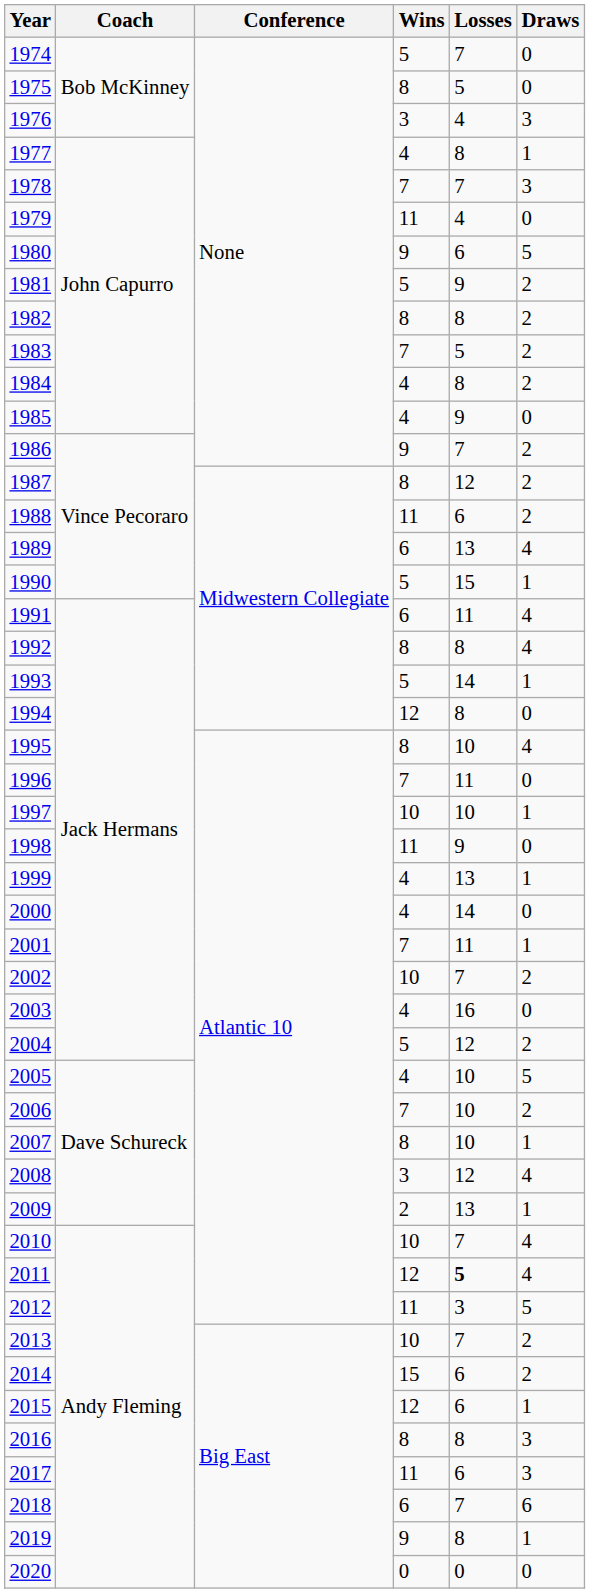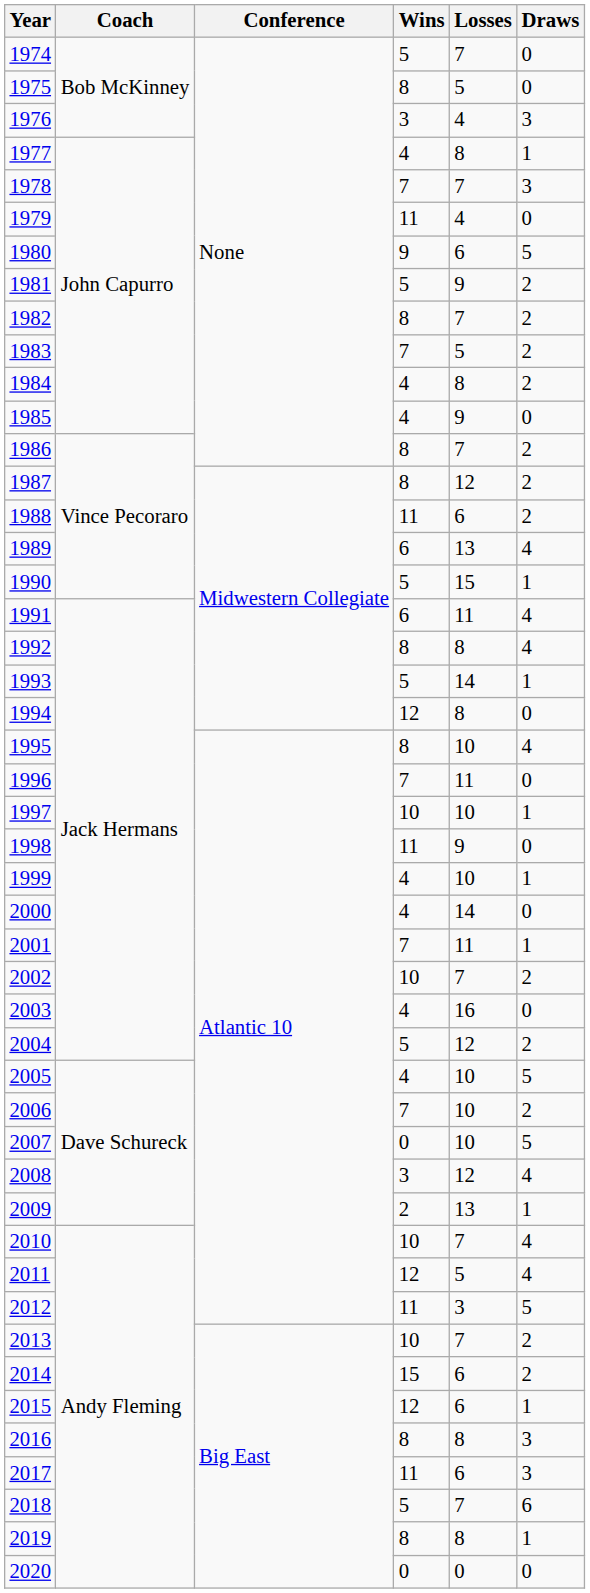(459, 317) 8 -> (459, 317) 7
(404, 449) 9 -> (404, 449) 8
(465, 878) 13 -> (465, 878) 10
(404, 1142) 8 -> (404, 1142) 0
(527, 1142) 1 -> (527, 1142) 5
(459, 1274) bold -> (459, 1274) normal
(404, 1505) 6 -> (404, 1505) 5
(404, 1538) 9 -> (404, 1538) 8
